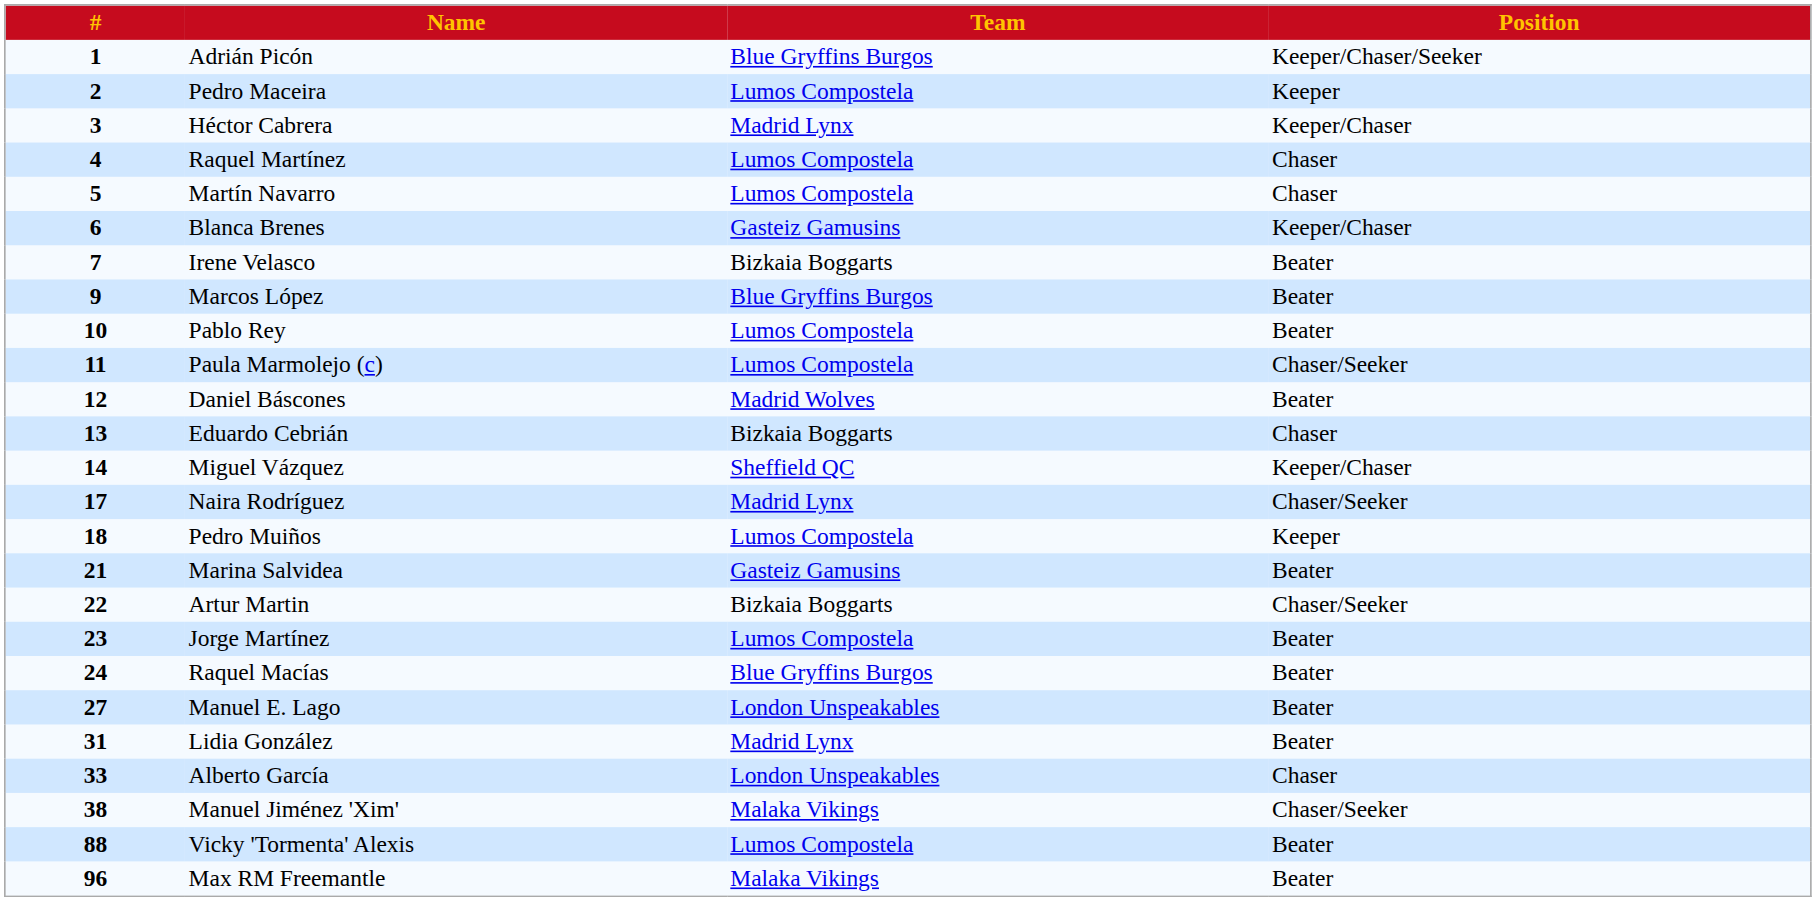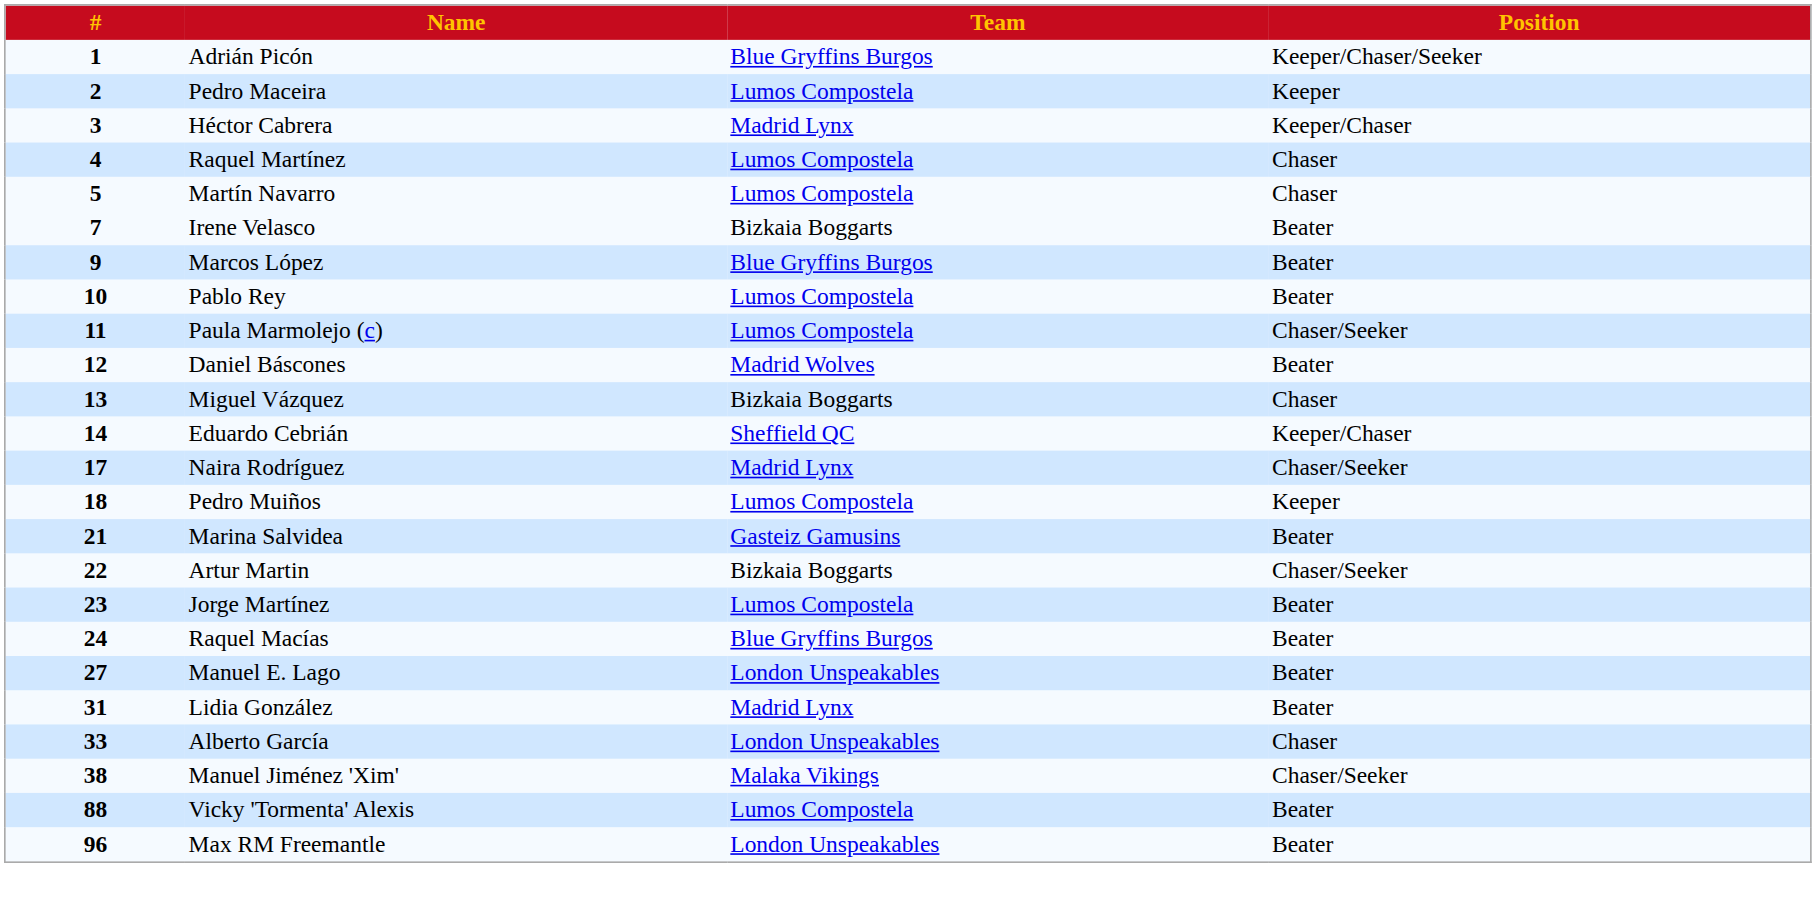- row: (95, 227)
(268, 433) Eduardo Cebrián -> (266, 398) Miguel Vázquez
(266, 467) Miguel Vázquez -> (268, 433) Eduardo Cebrián
(805, 878) Malaka Vikings -> (835, 843) London Unspeakables
